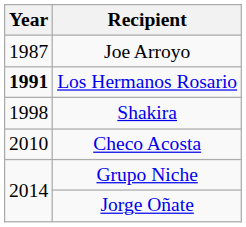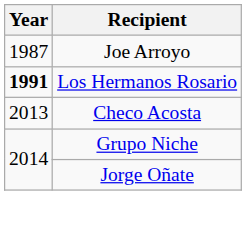- row: (147, 112)
(29, 143) 2010 -> (29, 112) 2013
